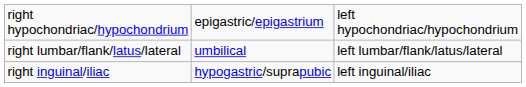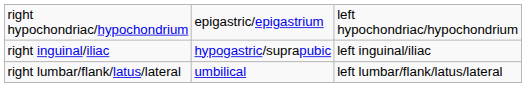rows swapped: (94, 51) <-> (58, 72)
